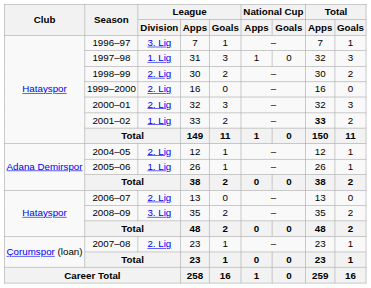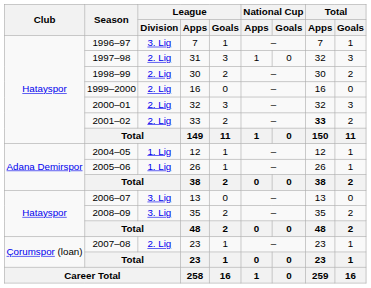(159, 58) 1. Lig -> (159, 58) 2. Lig
(159, 120) 1. Lig -> (159, 120) 2. Lig
(159, 151) 2. Lig -> (159, 151) 1. Lig
(159, 197) 2. Lig -> (159, 197) 3. Lig
